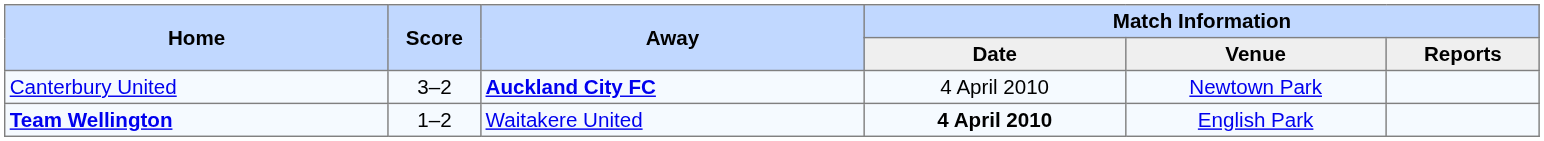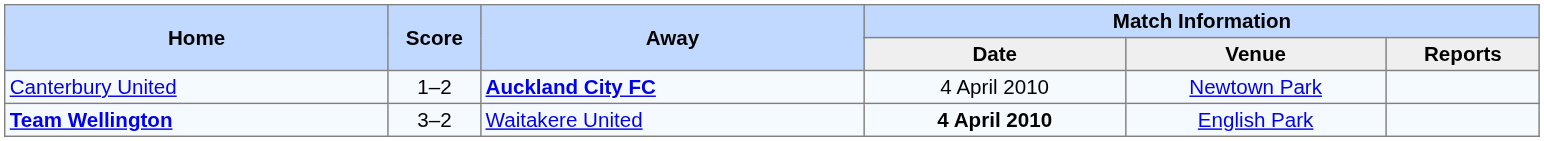(434, 87) 3–2 -> (434, 87) 1–2
(434, 120) 1–2 -> (434, 120) 3–2
